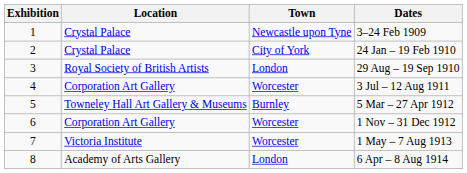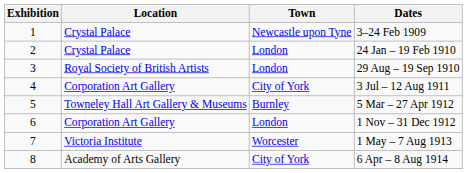(281, 50) City of York -> (270, 50) London
(275, 86) Worcester -> (281, 86) City of York
(275, 123) Worcester -> (270, 123) London
(270, 159) London -> (281, 159) City of York
